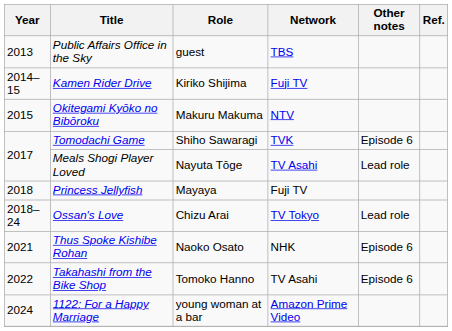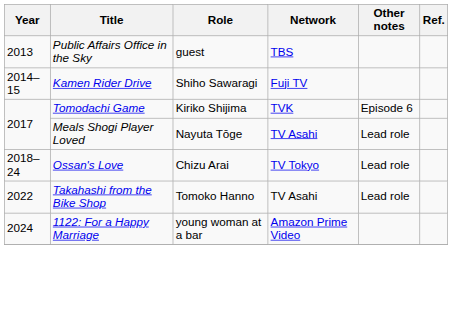(211, 83) Kiriko Shijima -> (217, 83) Shiho Sawaragi
- row: (105, 115)
(217, 140) Shiho Sawaragi -> (211, 108) Kiriko Shijima
- row: (98, 190)
- row: (105, 247)
(387, 279) Episode 6 -> (385, 197) Lead role
